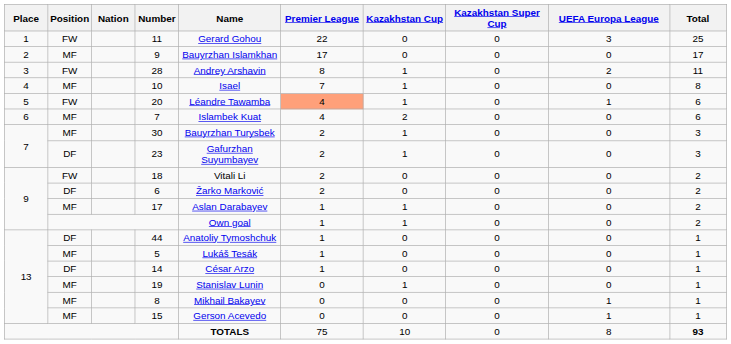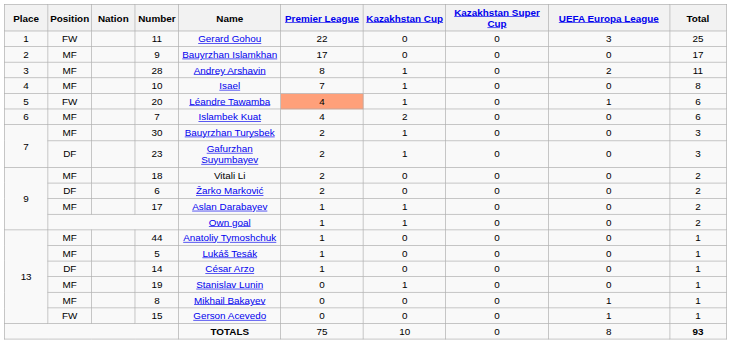(70, 70) FW -> (70, 70) MF
(70, 175) FW -> (70, 175) MF
(70, 238) DF -> (70, 238) MF
(70, 316) MF -> (70, 316) FW
